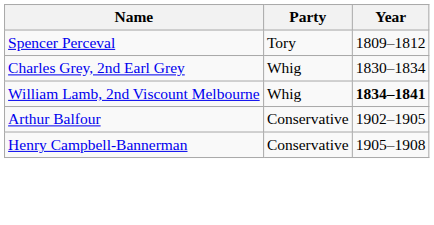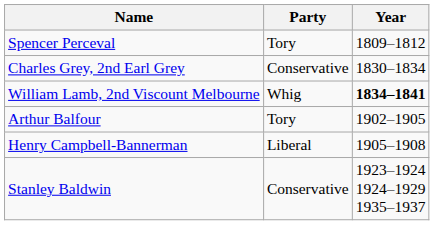(284, 68) Whig -> (308, 68) Conservative
(308, 119) Conservative -> (281, 119) Tory
(308, 145) Conservative -> (289, 145) Liberal
+ row: (60, 189)
